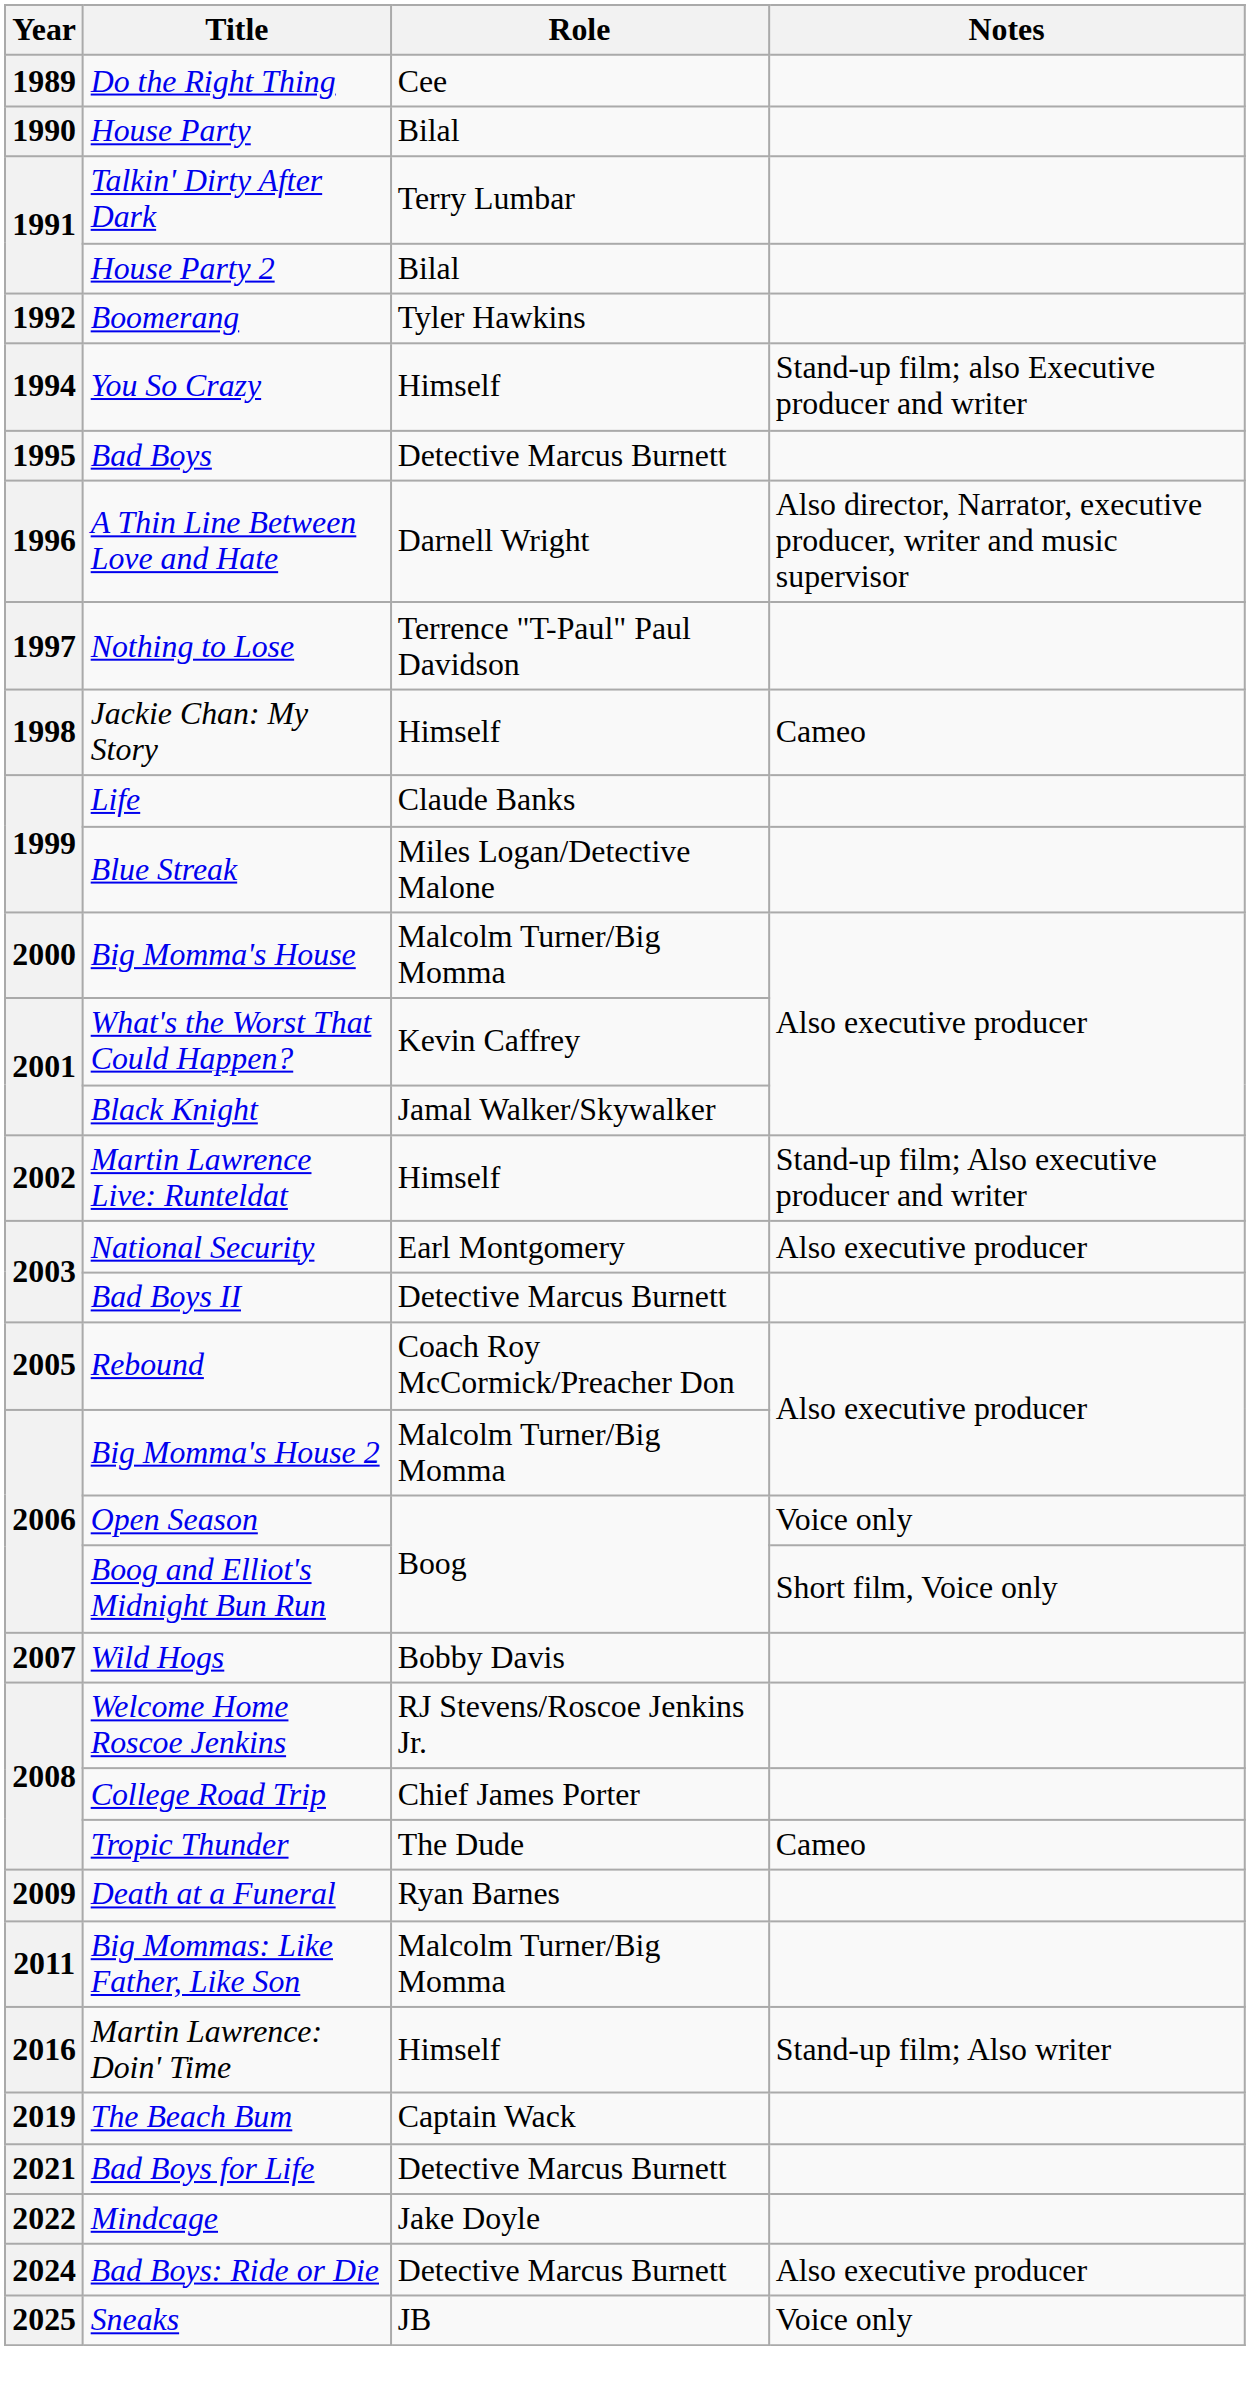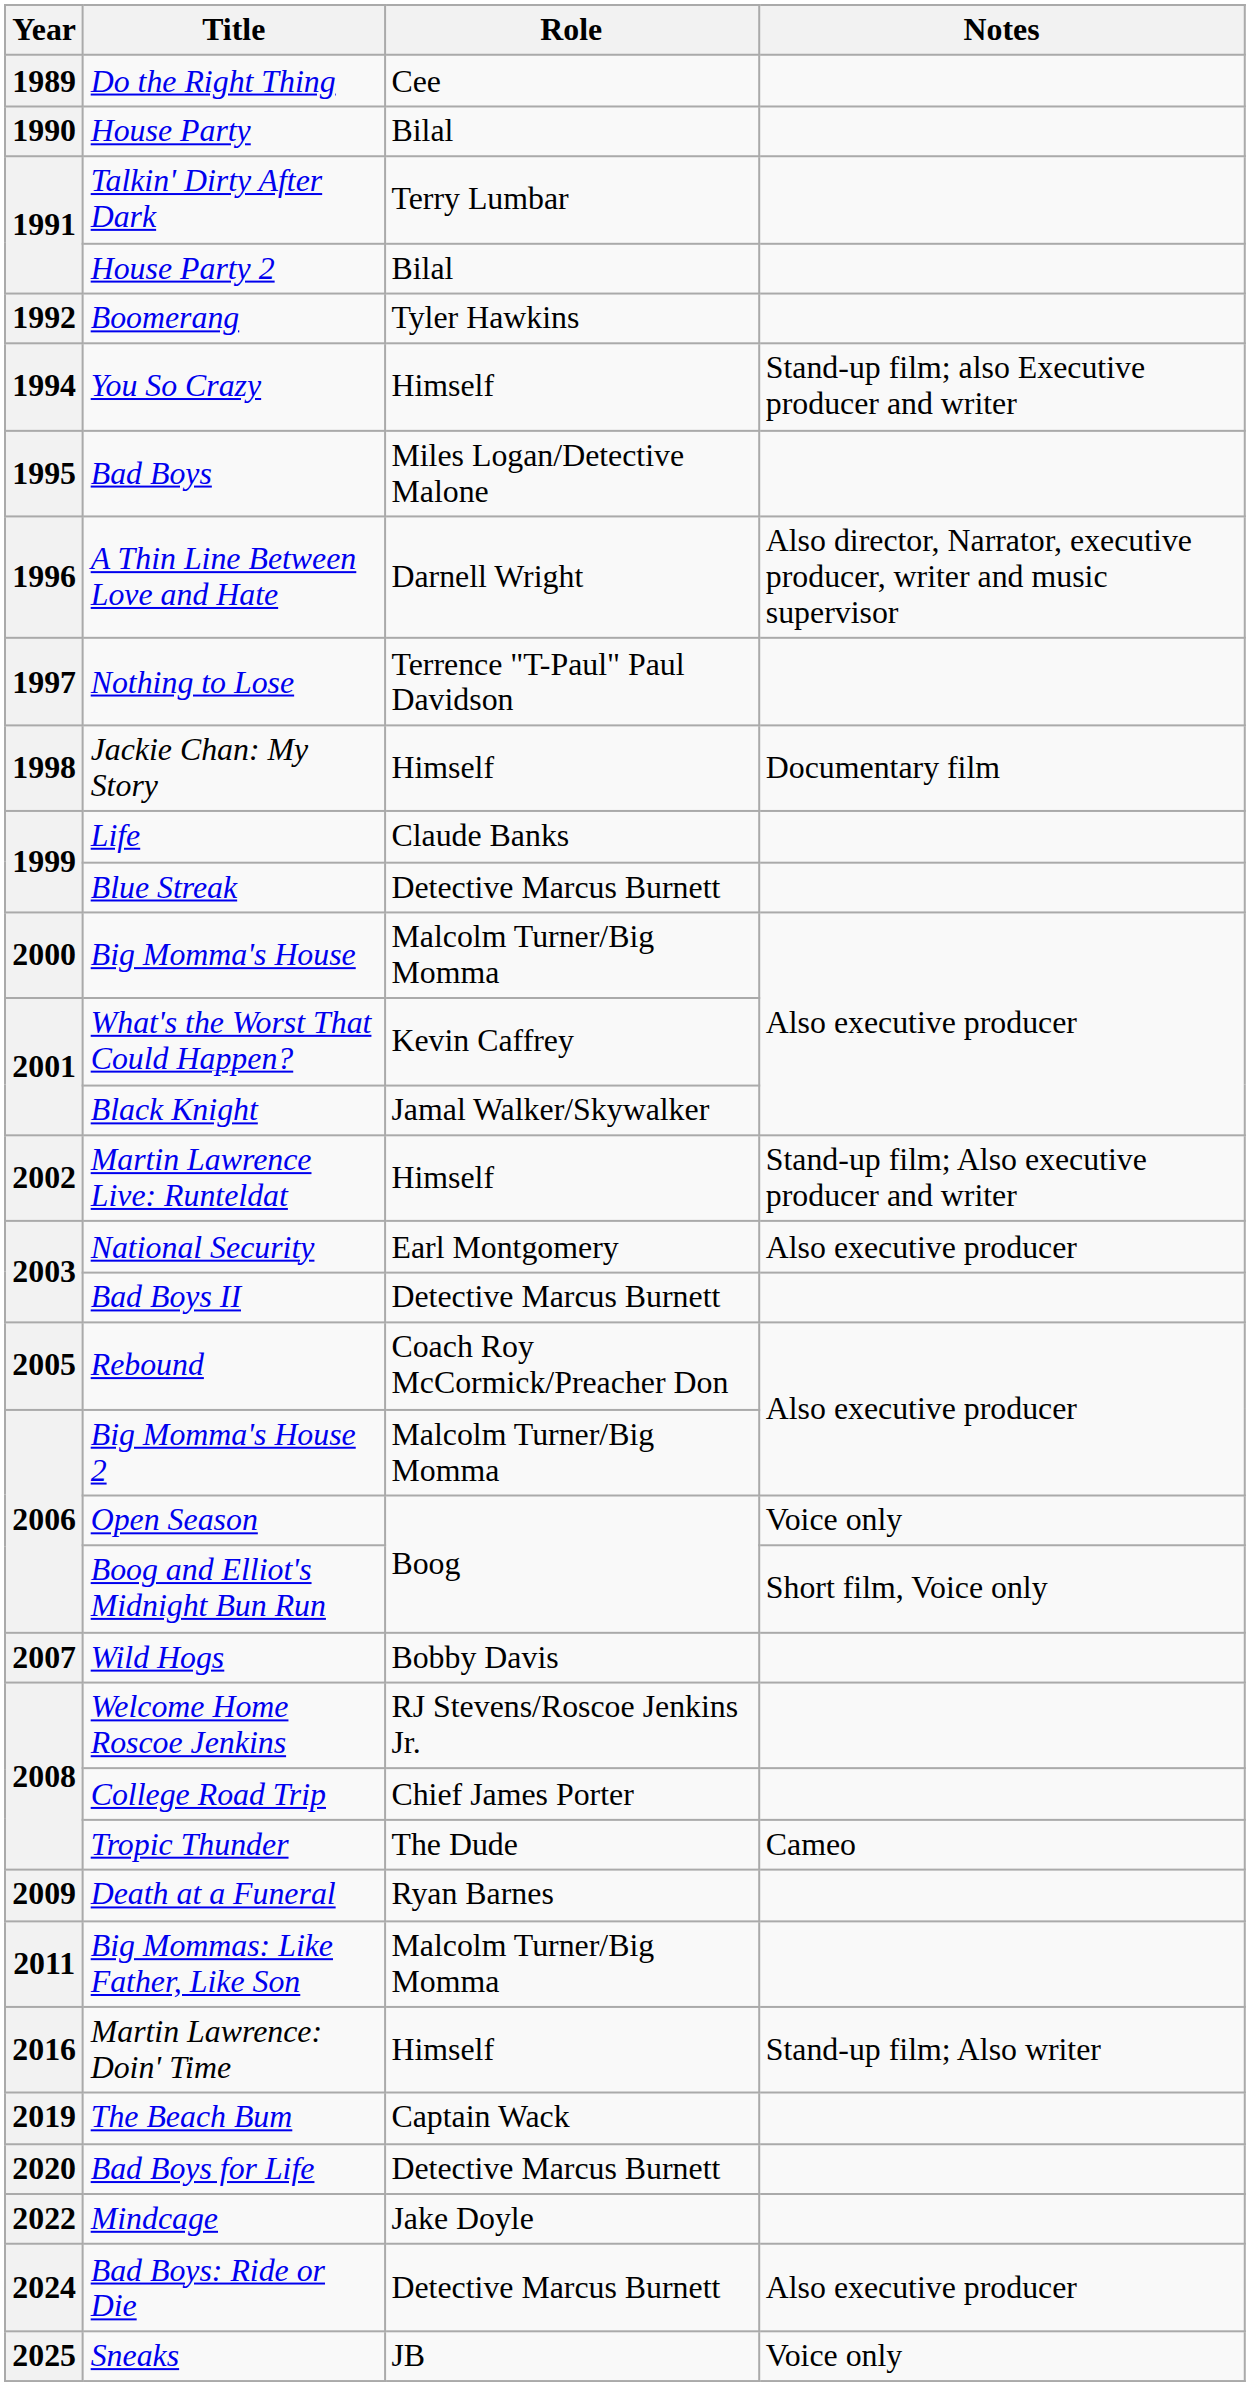(562, 454) Detective Marcus Burnett -> (538, 472) Miles Logan/Detective Malone
(821, 731) Cameo -> (883, 767) Documentary film
(544, 868) Miles Logan/Detective Malone -> (556, 886) Detective Marcus Burnett
(44, 2168) 2021 -> (44, 2168) 2020
